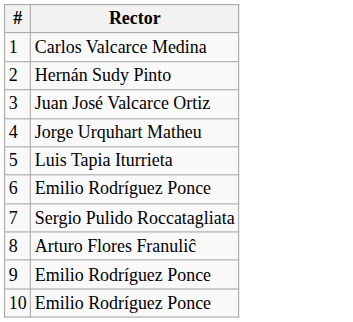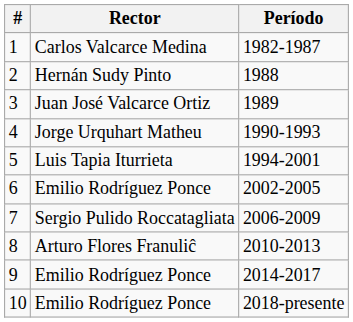+ column: (294, 18)
